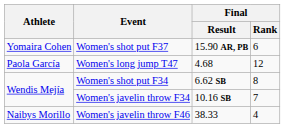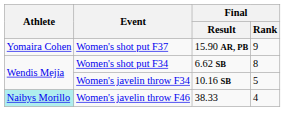(256, 47) 6 -> (256, 47) 9
- row: (127, 64)
(256, 98) 7 -> (256, 81) 5
(38, 115) no background -> (38, 98) paleturquoise background
